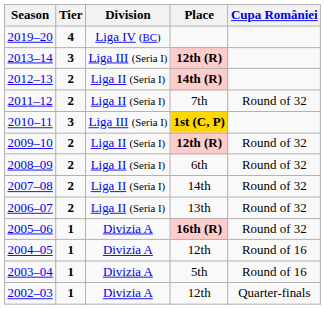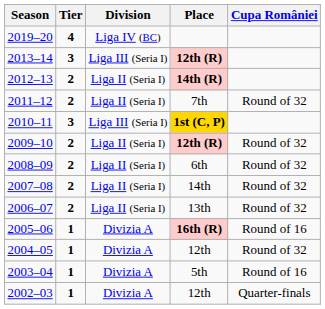(274, 229) Round of 32 -> (274, 229) Round of 16
(274, 250) Round of 16 -> (274, 250) Round of 32
